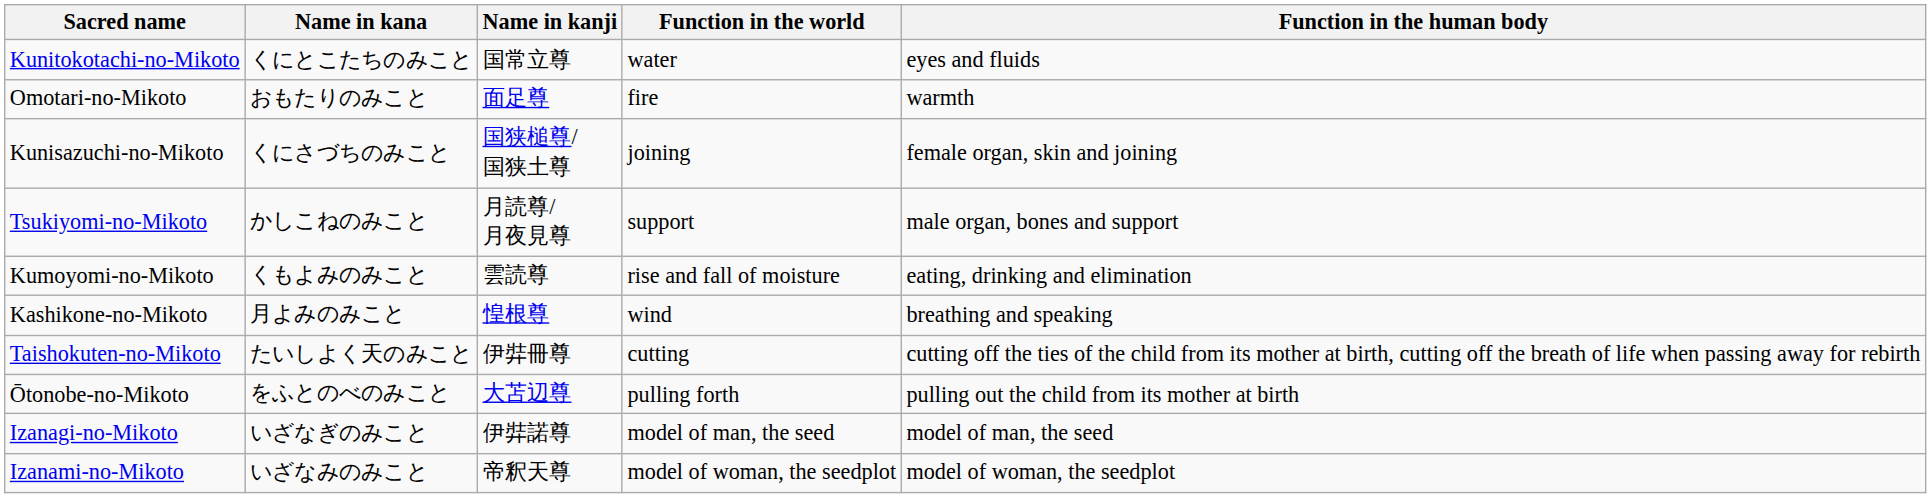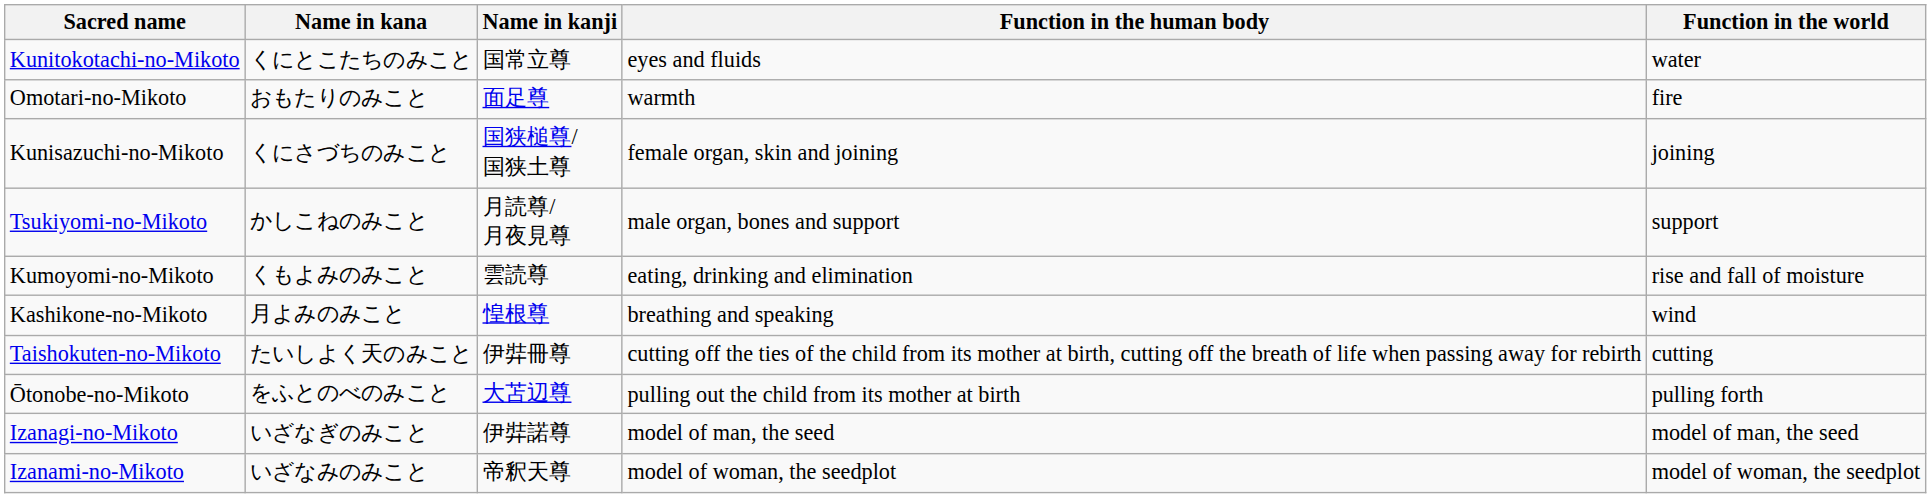columns swapped: (1413, 22) <-> (762, 22)
